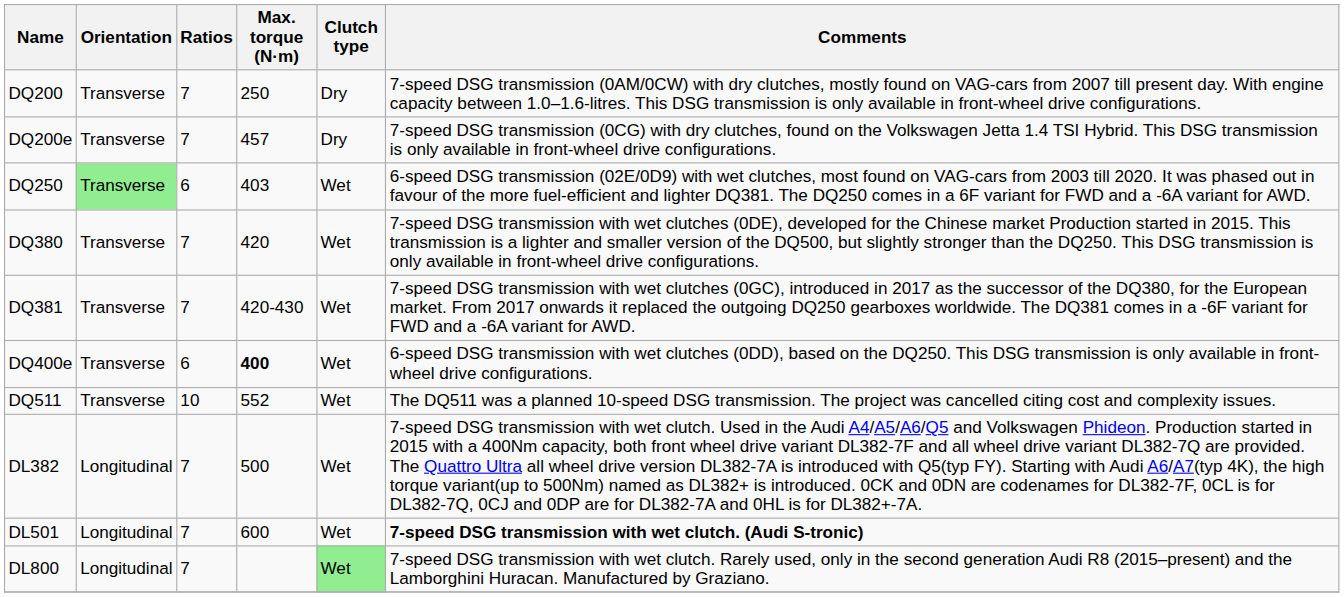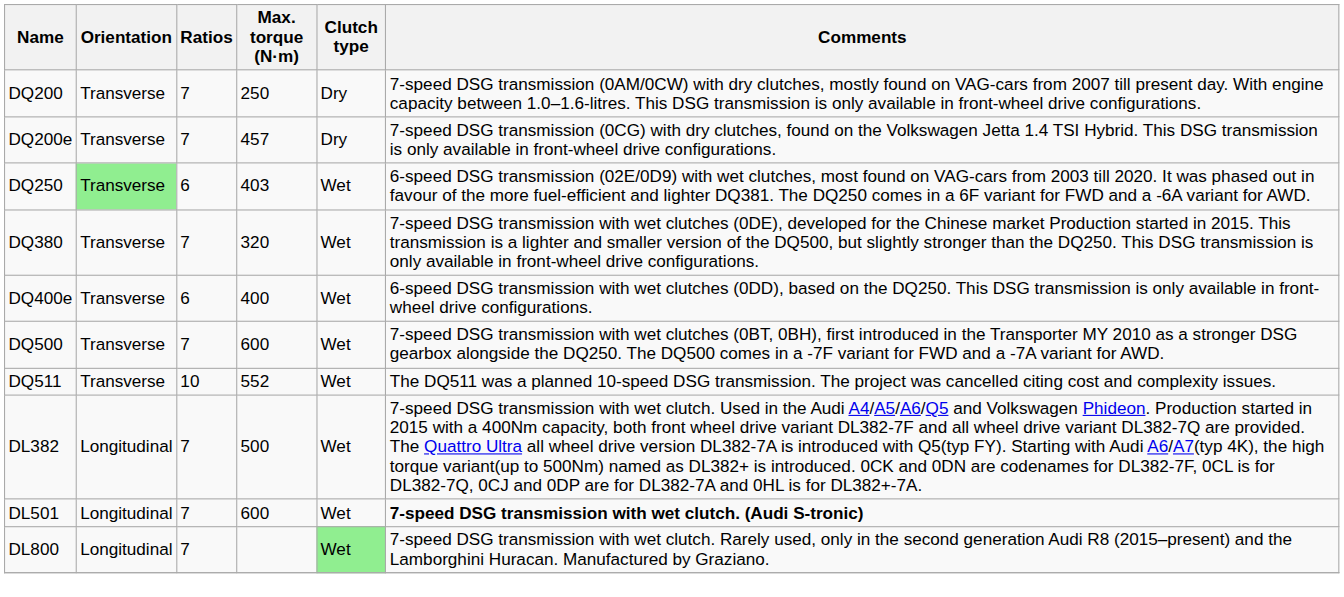(255, 242) 420 -> (255, 242) 320
- row: (36, 307)
(255, 363) bold -> (255, 298) normal
+ row: (36, 344)
